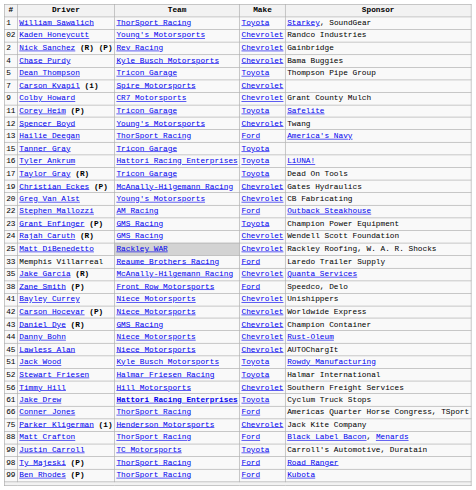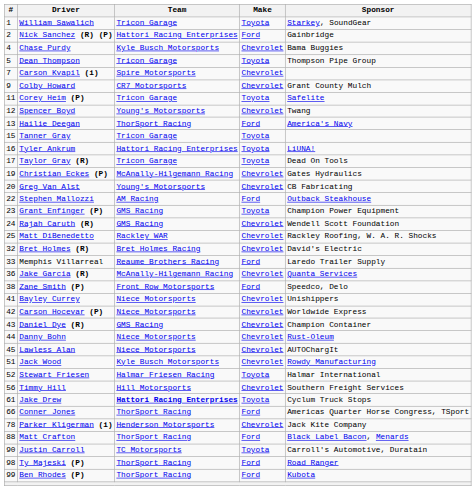(154, 23) ThorSport Racing -> (147, 23) Tricon Garage
- row: (54, 36)
(140, 49) Rev Racing -> (177, 36) Hattori Racing Enterprises
(262, 49) Chevrolet -> (251, 36) Ford
(142, 250) lightgrey background -> (142, 237) no background
+ row: (54, 250)
(11, 275) 35 -> (11, 275) 36
(255, 363) Toyota -> (262, 363) Chevrolet
(11, 425) 75 -> (11, 425) 78
